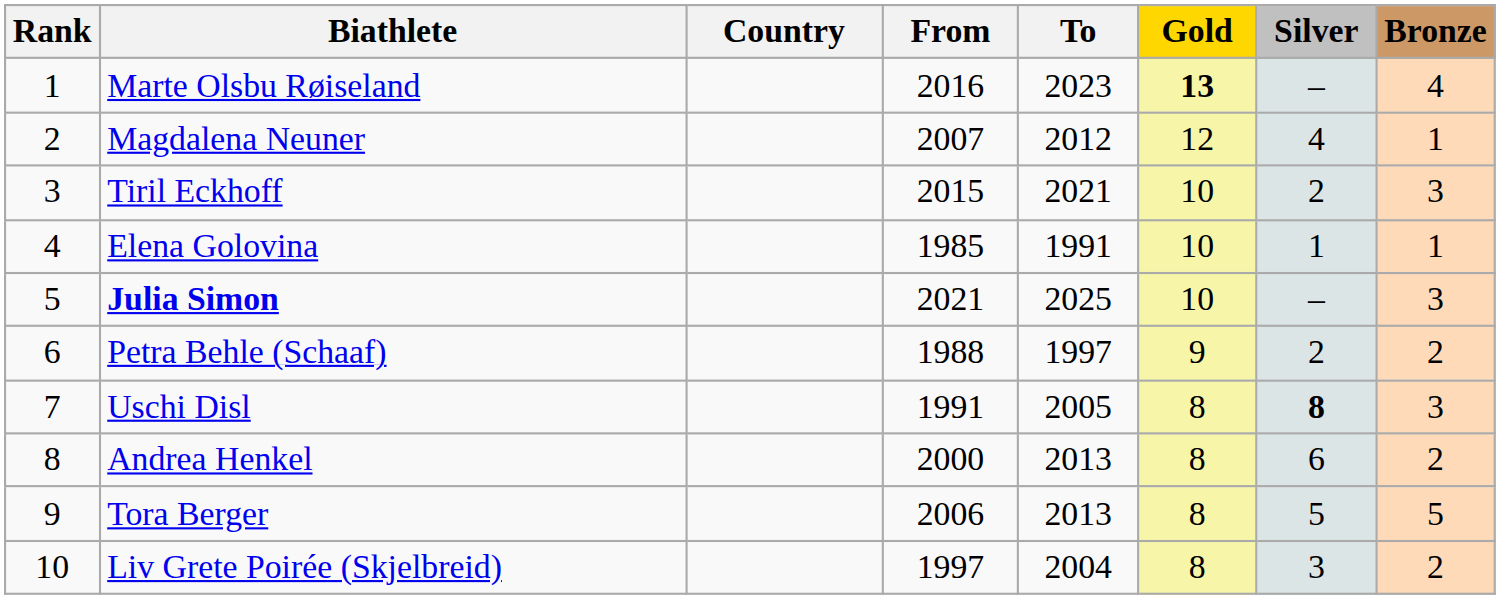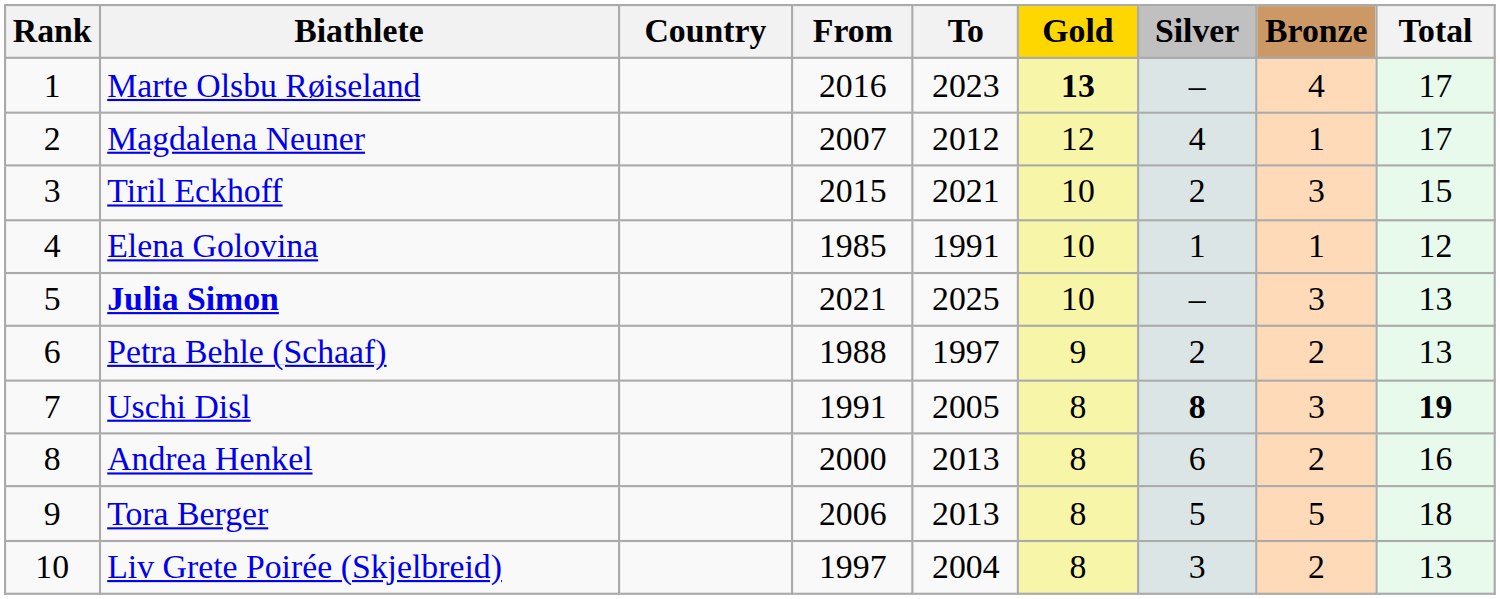+ column: (1436, 31)
